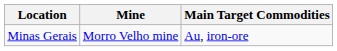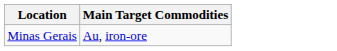- column: (131, 14)
